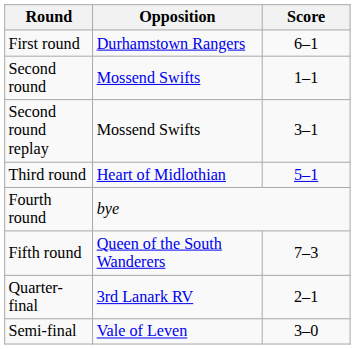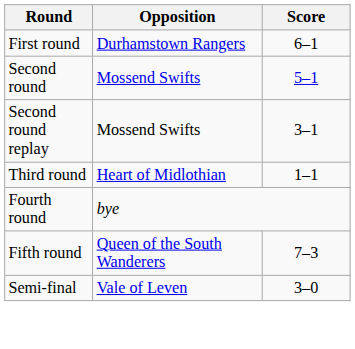(306, 77) 1–1 -> (306, 77) 5–1
(306, 174) 5–1 -> (306, 174) 1–1
- row: (36, 296)
